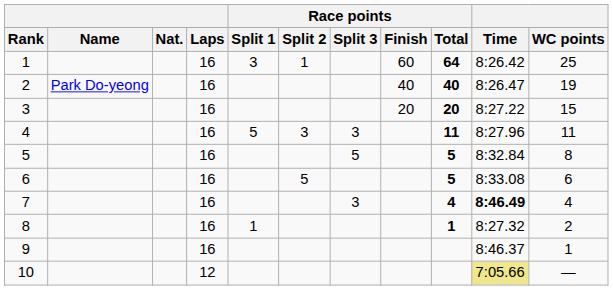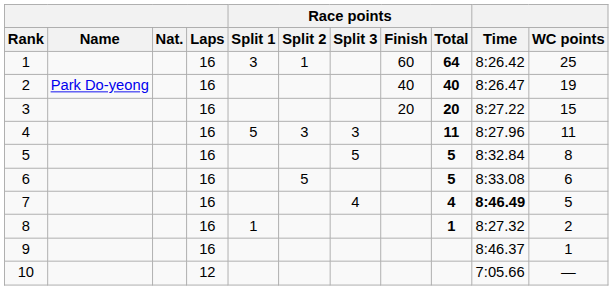(355, 202) 3 -> (355, 202) 4
(568, 202) 4 -> (568, 202) 5
(500, 272) khaki background -> (500, 272) no background
